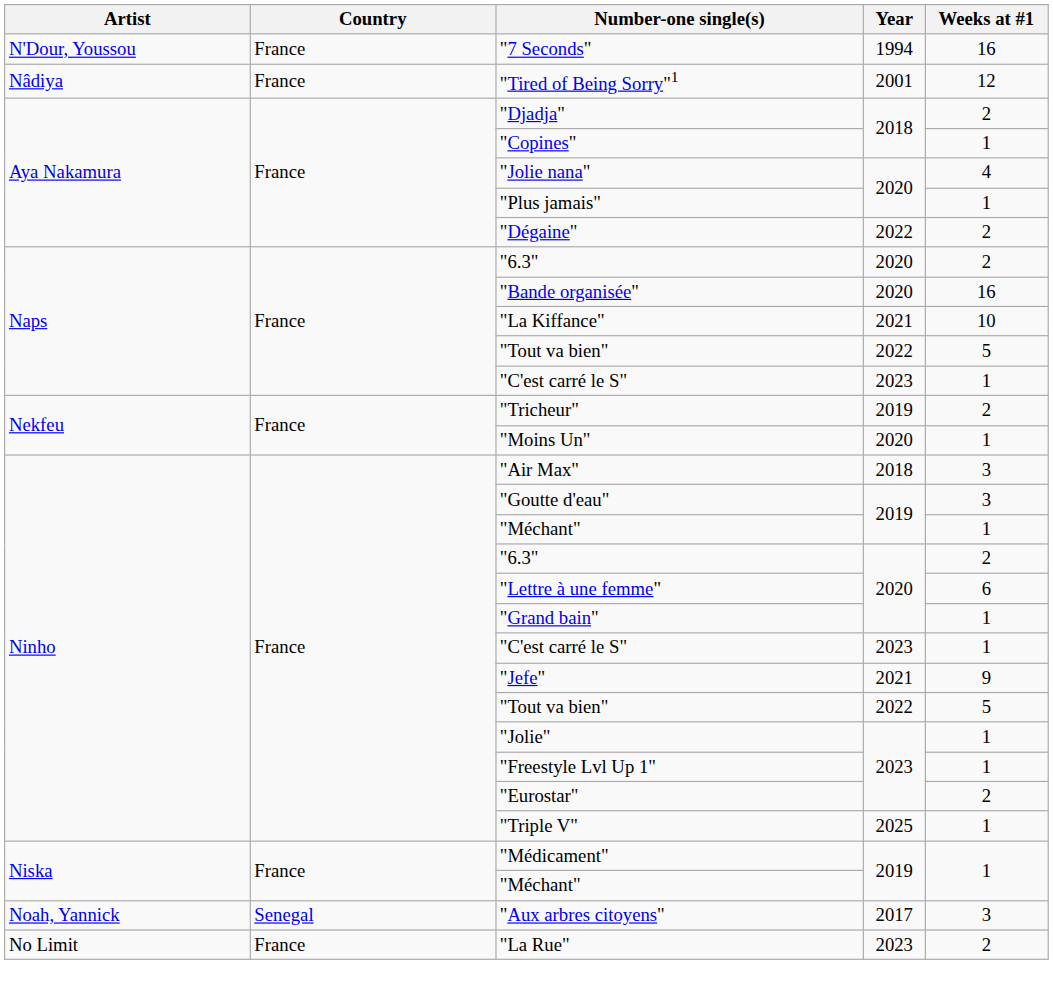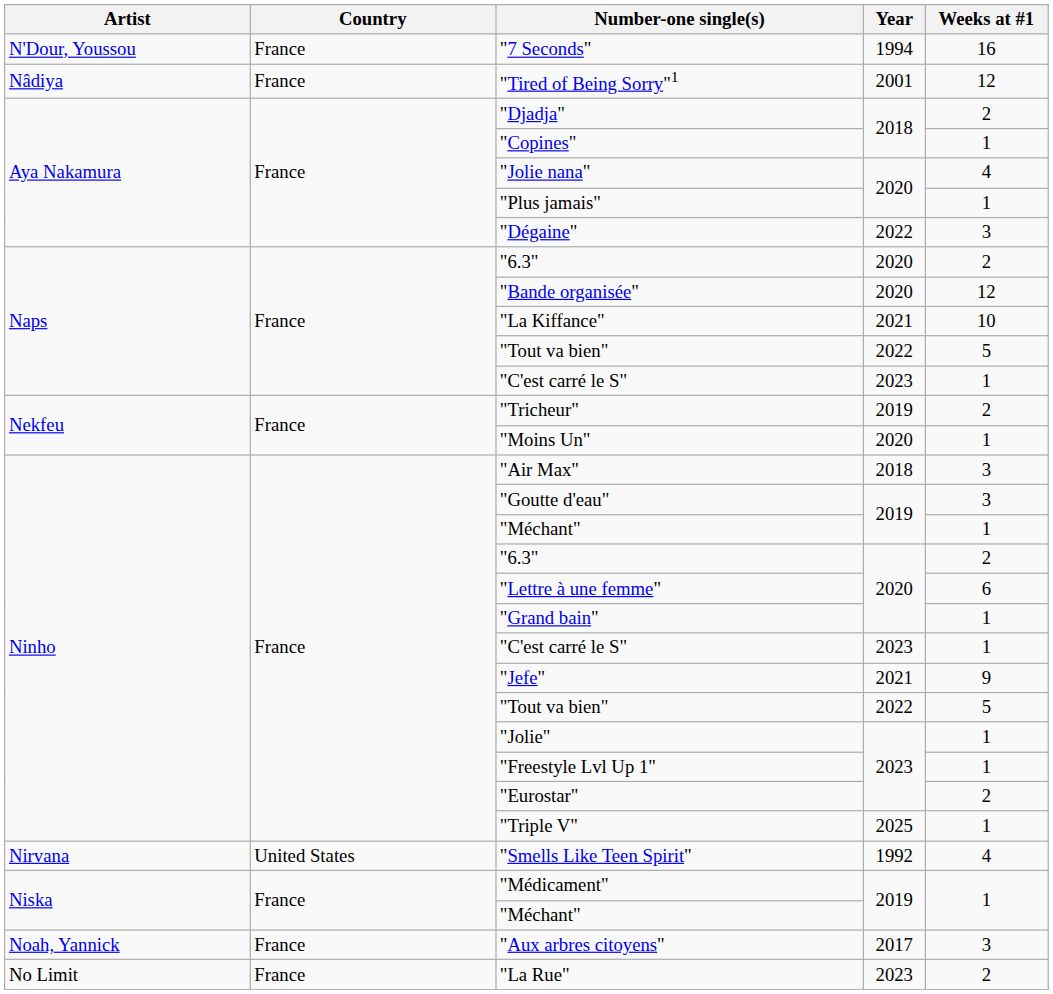(986, 232) 2 -> (986, 232) 3
(986, 291) 16 -> (986, 291) 12
+ row: (39, 855)
(284, 915) Senegal -> (280, 944) France
